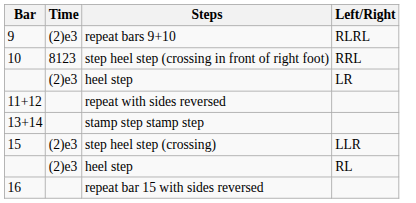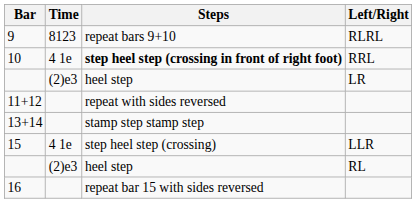(63, 36) (2)e3 -> (62, 36) 8123
(62, 58) 8123 -> (60, 58) 4 1e
(207, 58) normal -> (214, 58) bold
(63, 144) (2)e3 -> (60, 144) 4 1e
